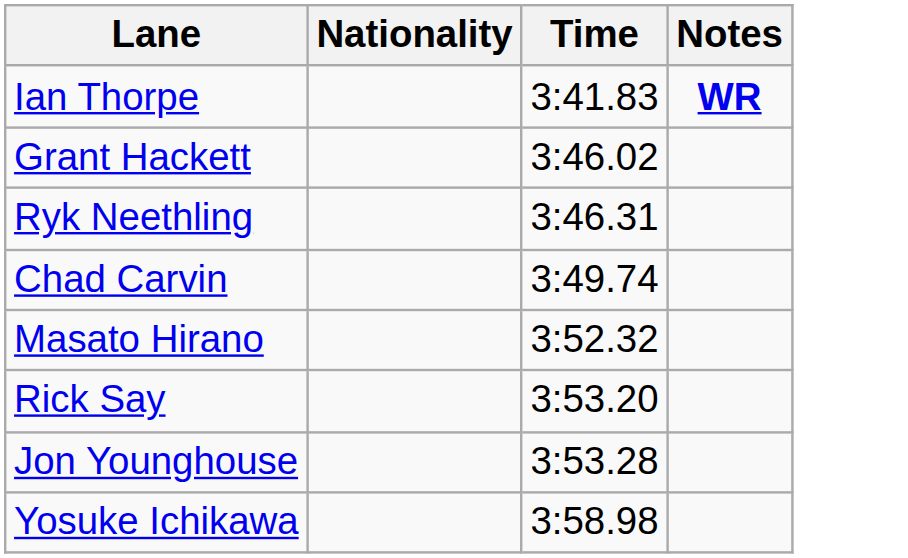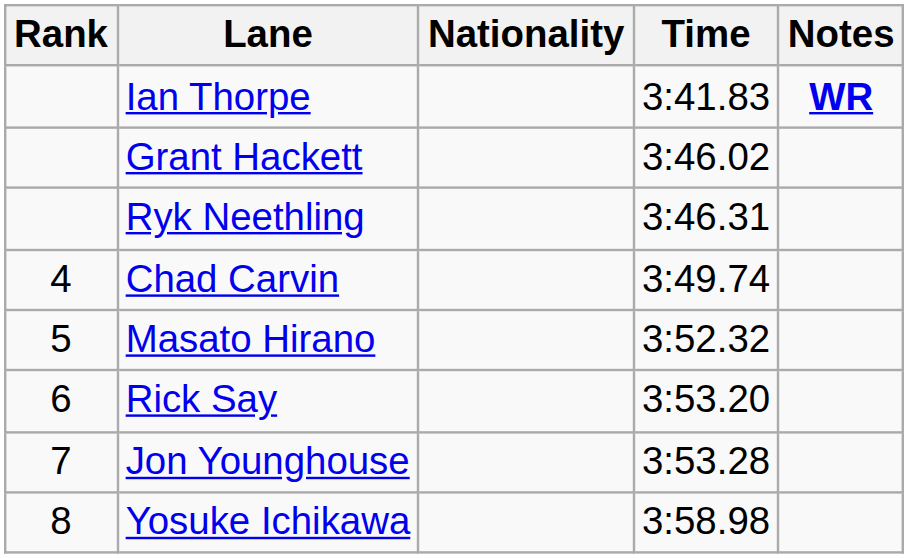+ column: (61, 34)
